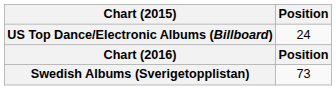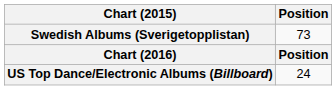rows swapped: (140, 74) <-> (140, 34)
